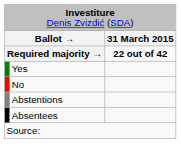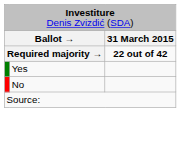- row: (37, 100)
- row: (35, 115)
